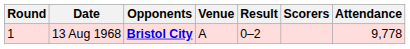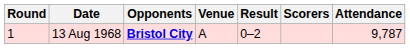(387, 33) 9,778 -> (387, 33) 9,787
